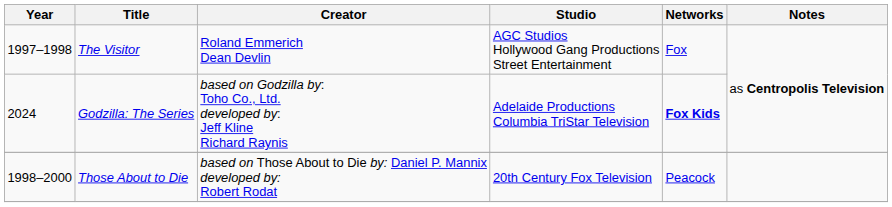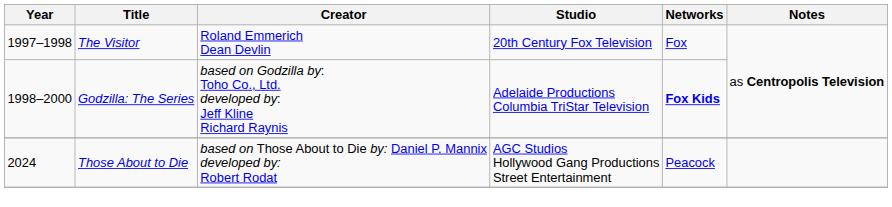(576, 50) AGC Studios Hollywood Gang Productions Street Entertainment -> (572, 43) 20th Century Fox Television
(22, 114) 2024 -> (40, 99) 1998–2000
(40, 177) 1998–2000 -> (22, 163) 2024
(572, 177) 20th Century Fox Television -> (576, 163) AGC Studios Hollywood Gang Productions Street Entertainment
